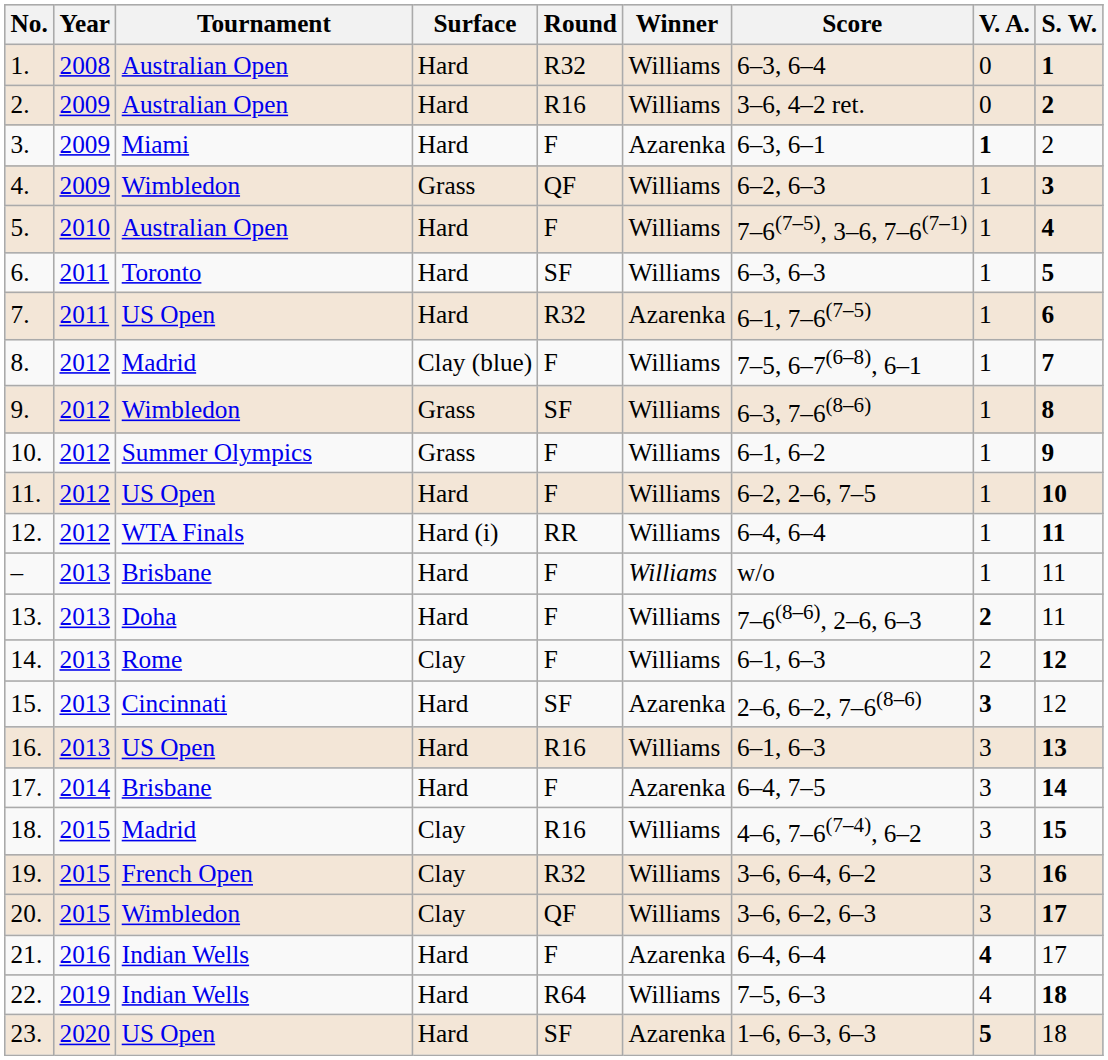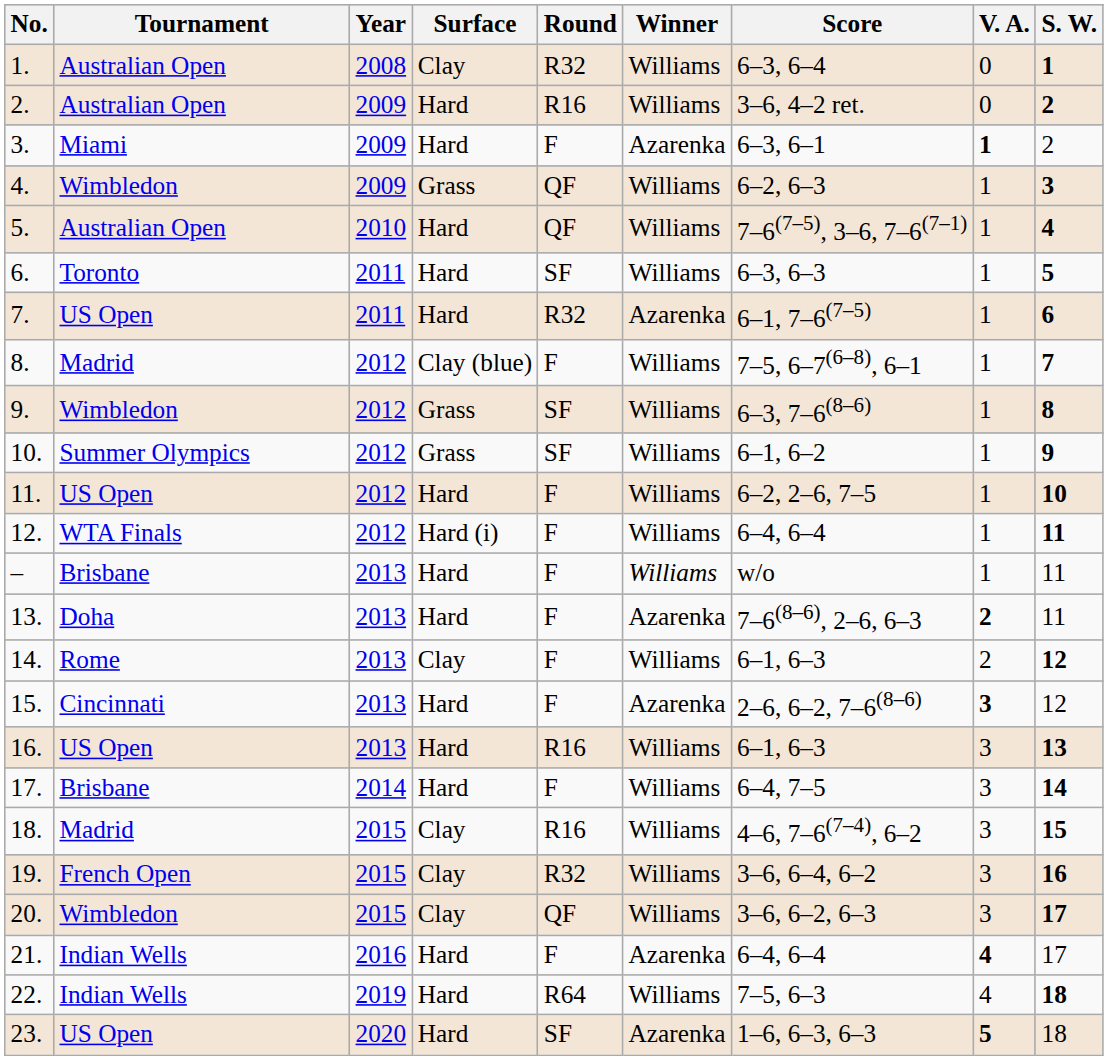columns swapped: (85, 24) <-> (264, 24)
(443, 64) Hard -> (442, 64) Clay
(551, 228) F -> (560, 228) QF
(551, 452) F -> (558, 452) SF
(561, 533) RR -> (551, 533) F
(674, 616) Williams -> (677, 616) Azarenka
(558, 703) SF -> (551, 703) F
(677, 787) Azarenka -> (674, 787) Williams
